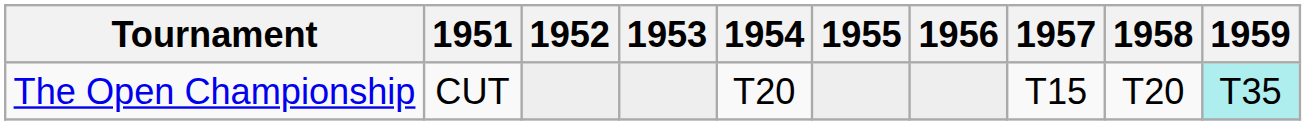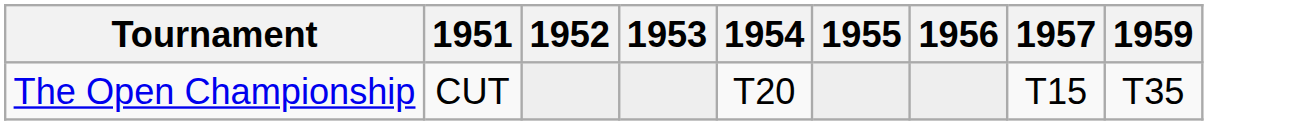- column: (1153, 34)
(1250, 91) paleturquoise background -> (1153, 91) no background
